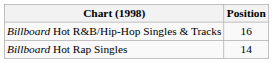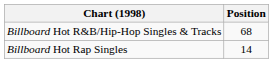(246, 31) 16 -> (246, 31) 68
